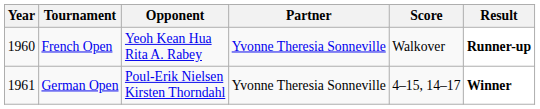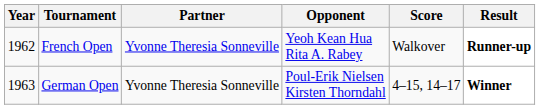columns swapped: (309, 16) <-> (175, 16)
(21, 46) 1960 -> (21, 46) 1962
(21, 85) 1961 -> (21, 85) 1963
